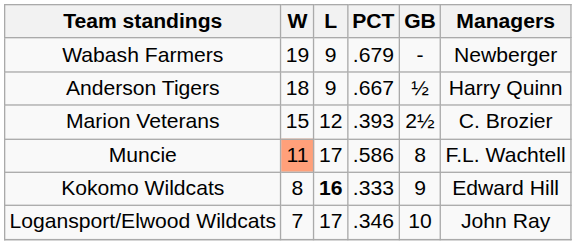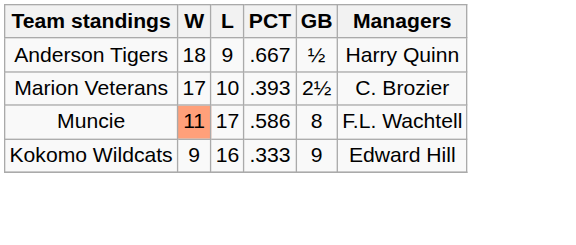- row: (143, 54)
(298, 121) 15 -> (194, 88) 17
(331, 121) 12 -> (227, 88) 10
(297, 188) 8 -> (194, 155) 9
(331, 188) bold -> (227, 155) normal
- row: (143, 222)
